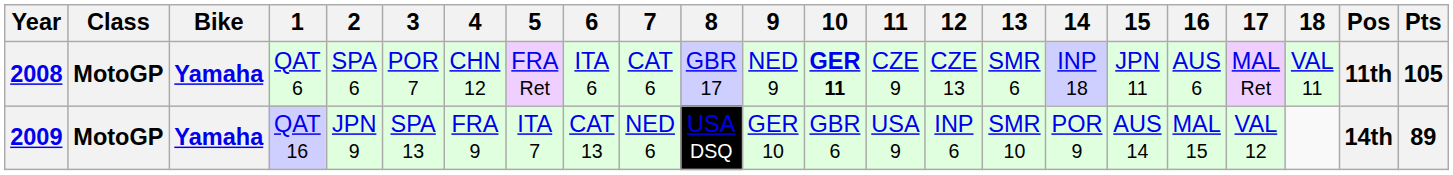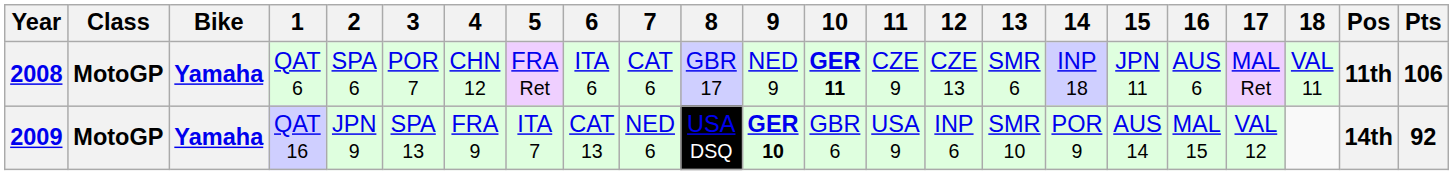(1423, 73) 105 -> (1423, 73) 106
(773, 137) normal -> (773, 137) bold
(1423, 137) 89 -> (1423, 137) 92
